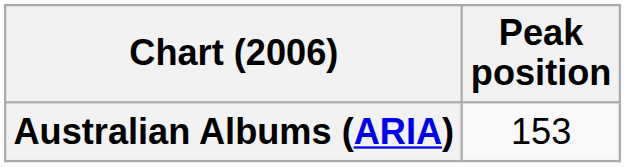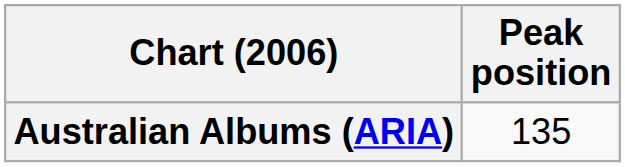(541, 131) 153 -> (541, 131) 135
